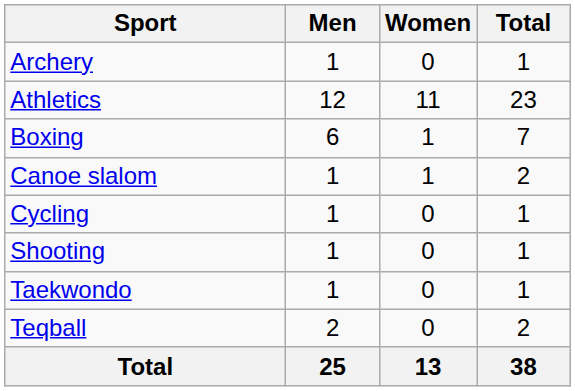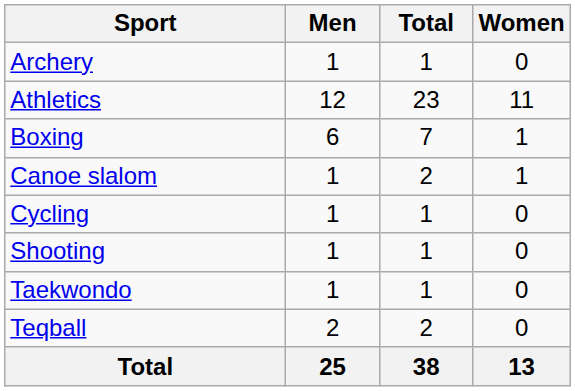columns swapped: (428, 23) <-> (523, 23)
